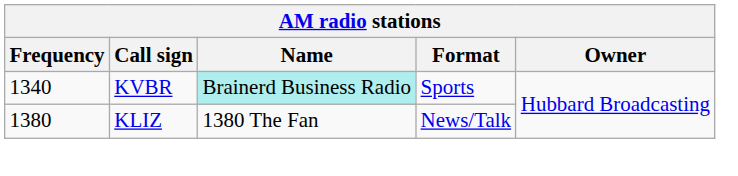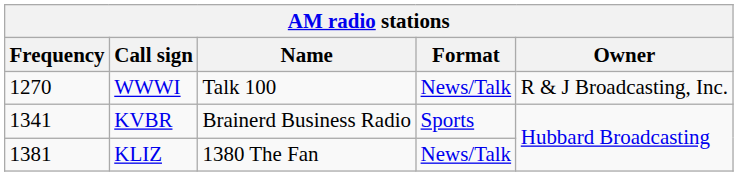+ row: (147, 87)
(30, 87) 1340 -> (30, 120) 1341
(307, 87) paleturquoise background -> (307, 120) no background
(30, 120) 1380 -> (30, 154) 1381
